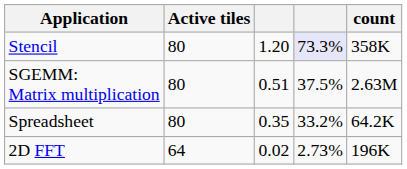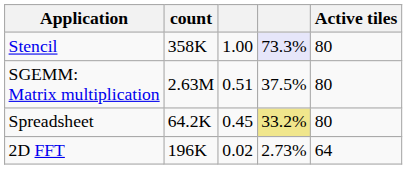columns swapped: (374, 18) <-> (209, 18)
(274, 46) 1.20 -> (238, 46) 1.00
(274, 121) 0.35 -> (238, 121) 0.45
(320, 121) no background -> (284, 121) khaki background
